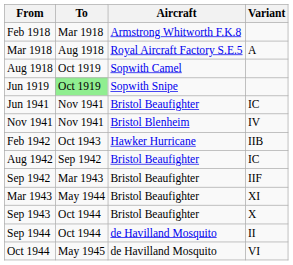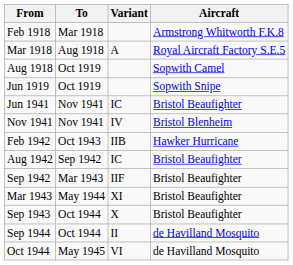columns swapped: (177, 13) <-> (267, 13)
(79, 86) lightgreen background -> (79, 86) no background
